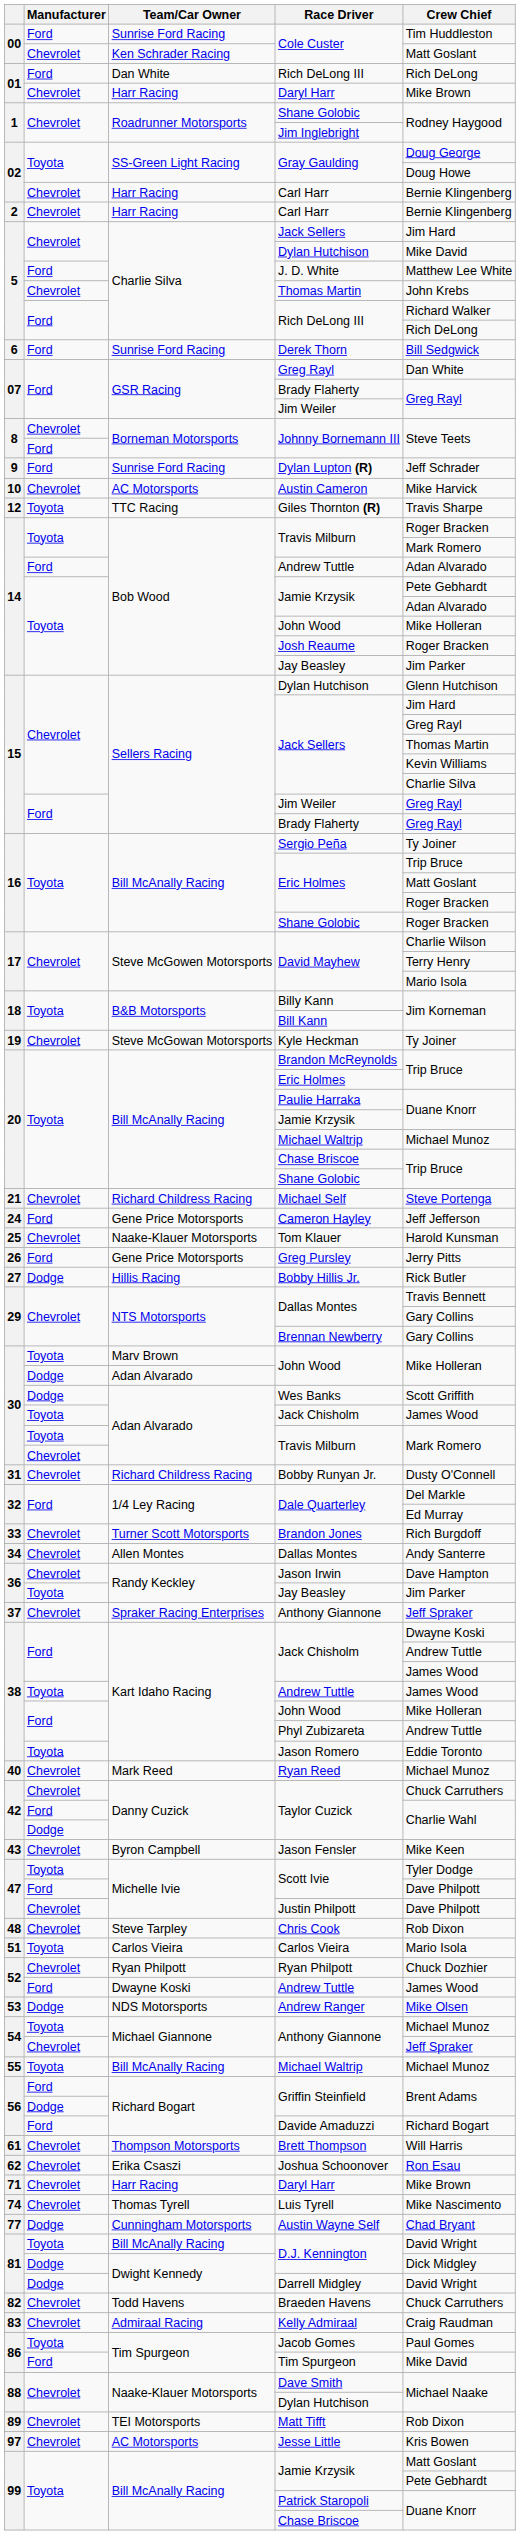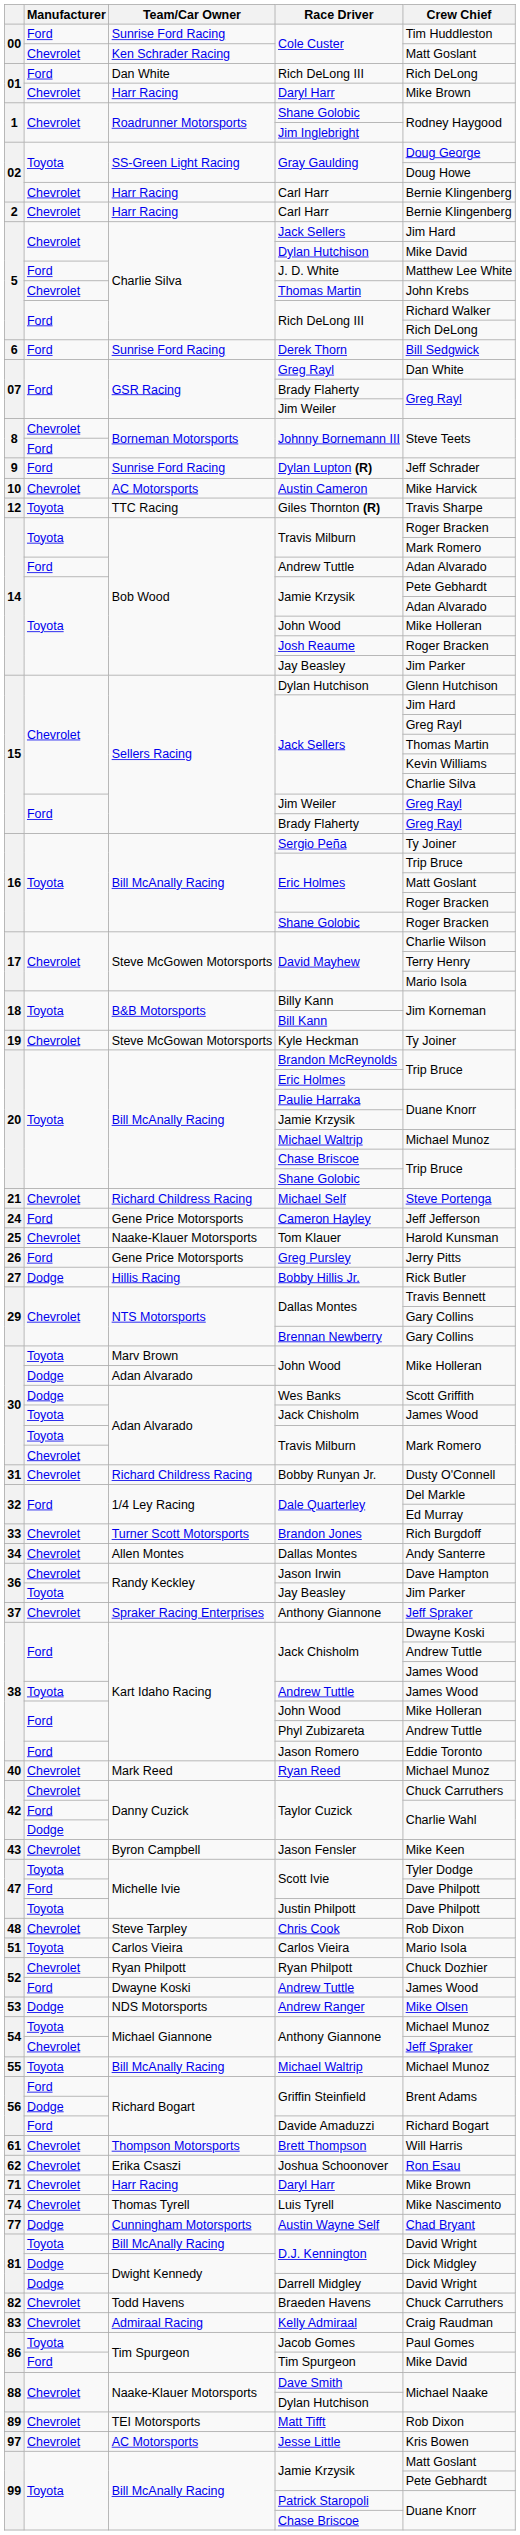(45, 1751) Toyota -> (40, 1751) Ford
(54, 1909) Chevrolet -> (45, 1909) Toyota
